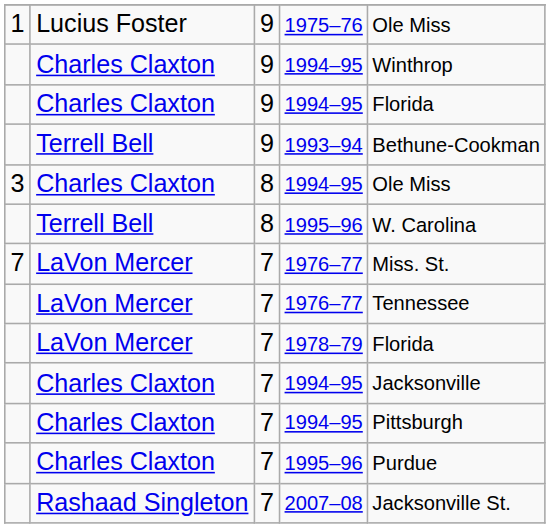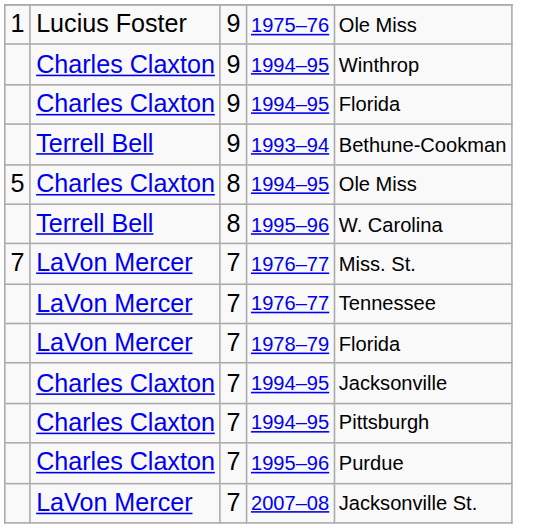(18, 183) 3 -> (18, 183) 5
(142, 502) Rashaad Singleton -> (114, 502) LaVon Mercer
